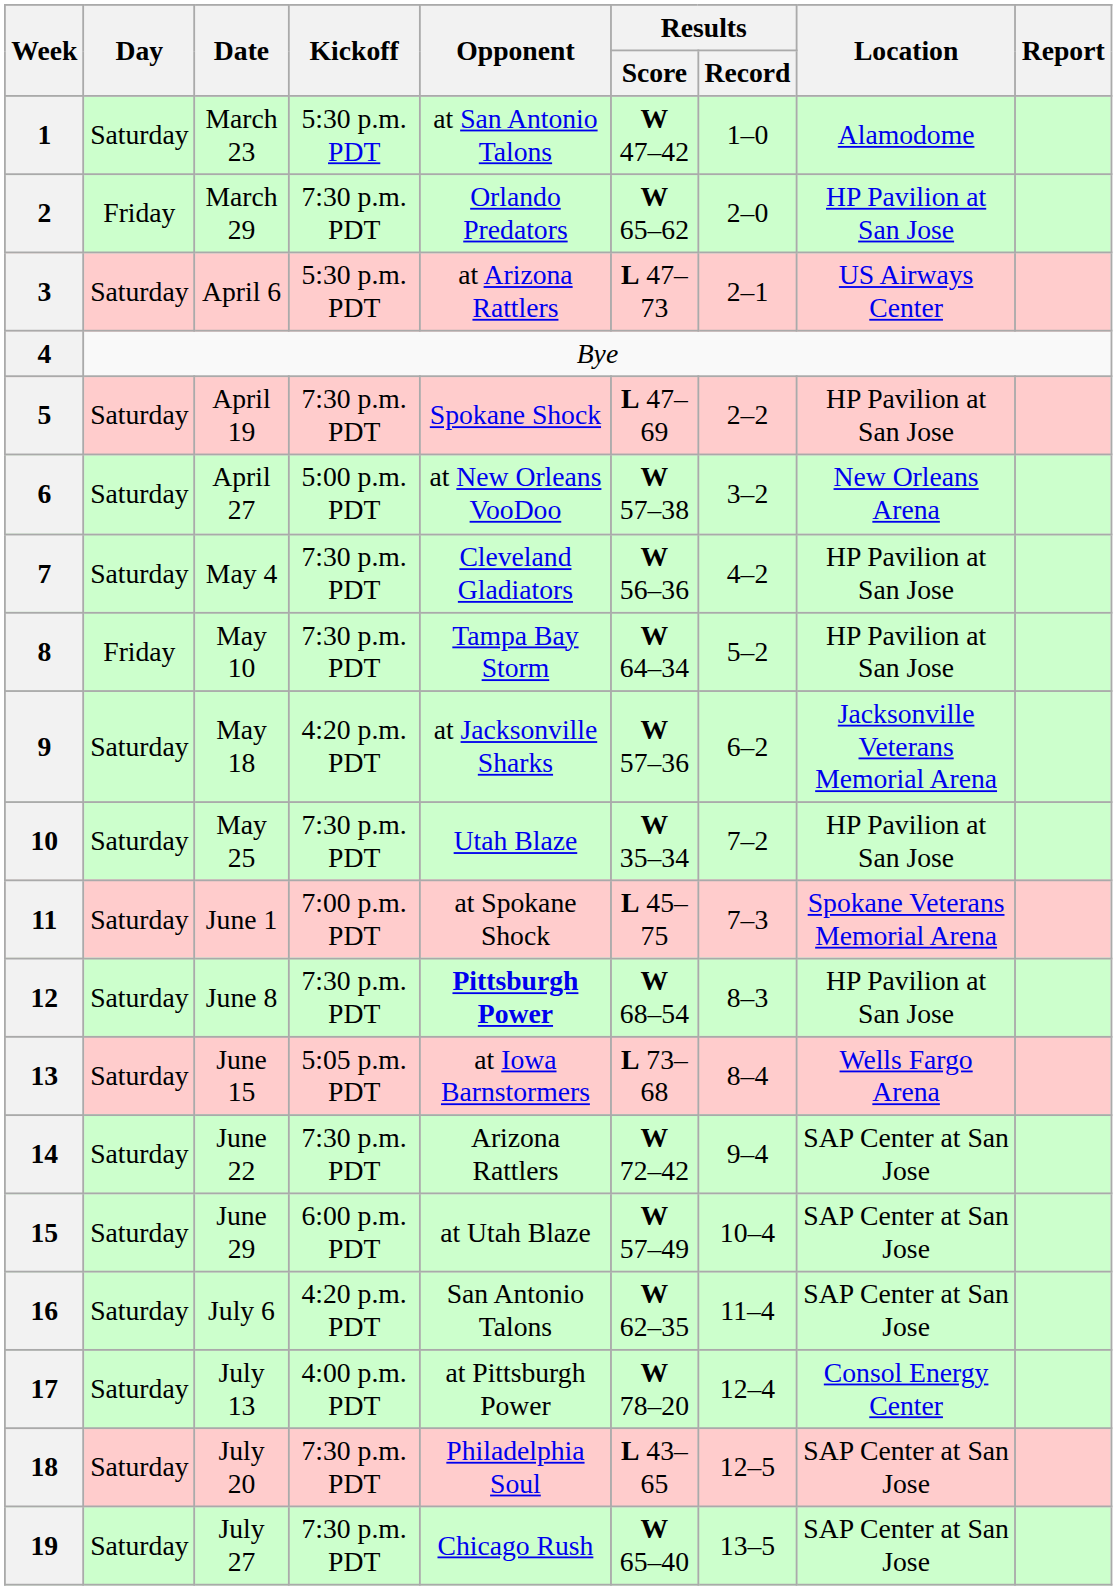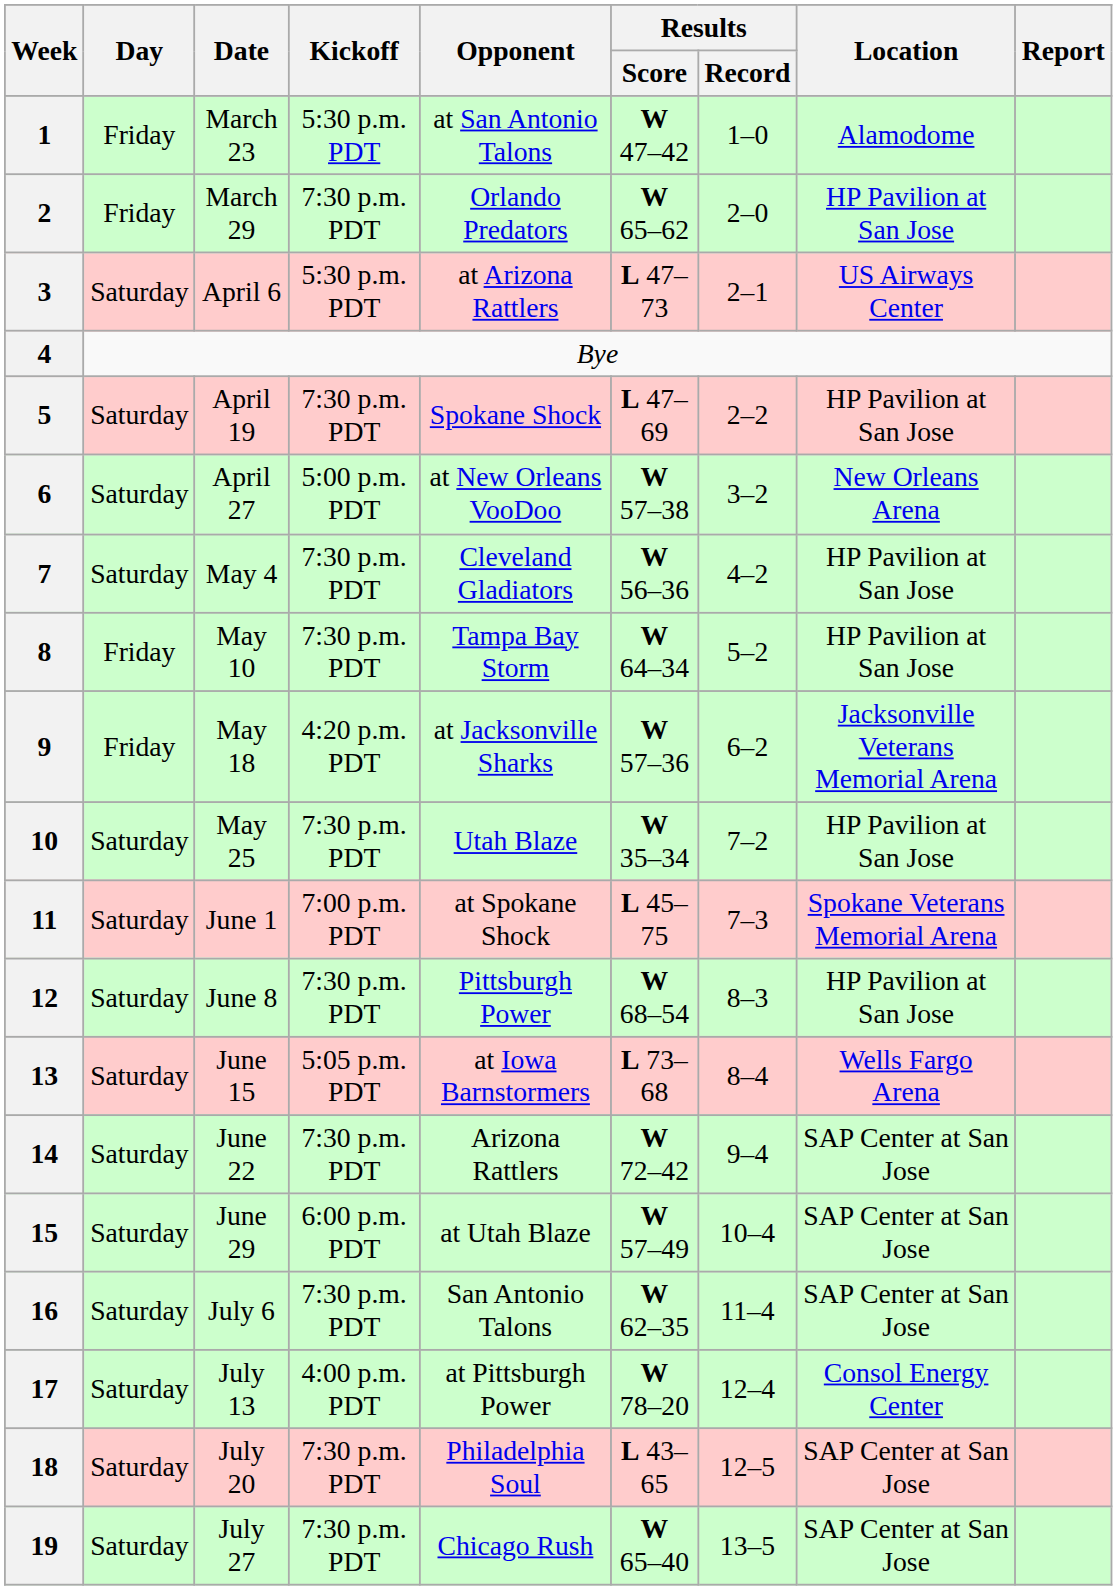(139, 135) Saturday -> (139, 135) Friday
(139, 745) Saturday -> (139, 745) Friday
(515, 997) bold -> (515, 997) normal
(354, 1310) 4:20 p.m. PDT -> (354, 1310) 7:30 p.m. PDT
